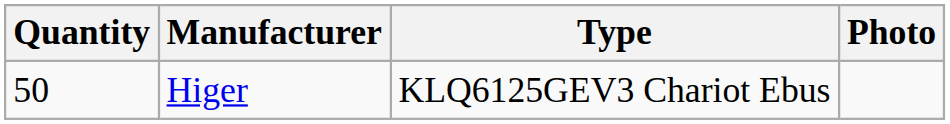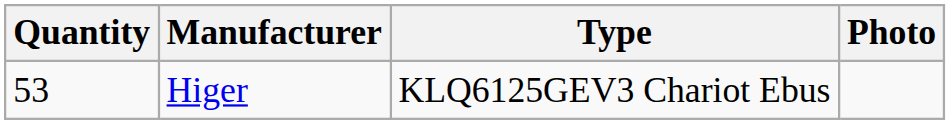(31, 89) 50 -> (31, 89) 53
